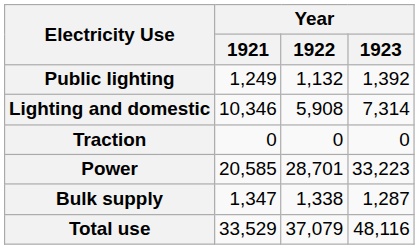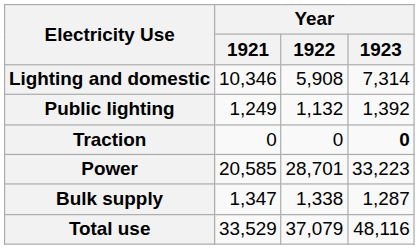rows swapped: (110, 109) <-> (110, 79)
(404, 139) normal -> (404, 139) bold
